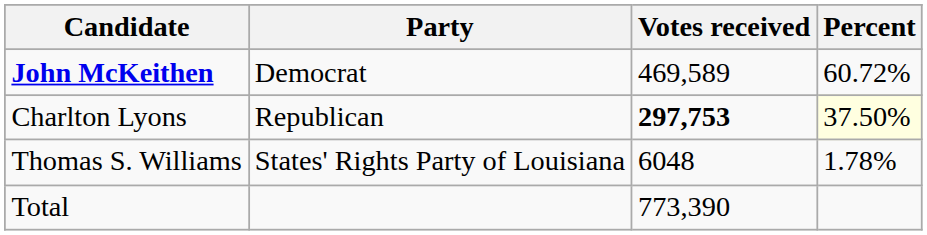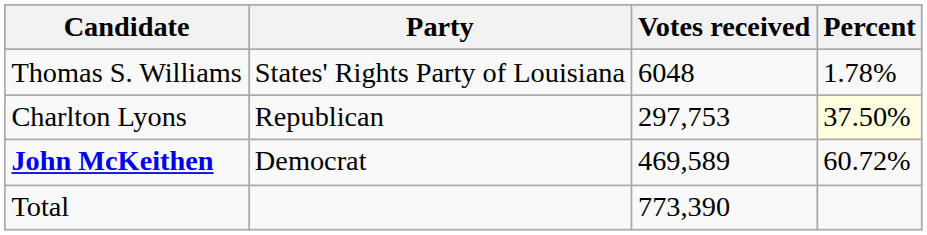rows swapped: (112, 71) <-> (127, 161)
(684, 116) bold -> (684, 116) normal
